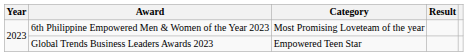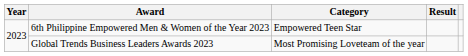(349, 28) Most Promising Loveteam of the year -> (318, 28) Empowered Teen Star
(318, 43) Empowered Teen Star -> (349, 43) Most Promising Loveteam of the year
